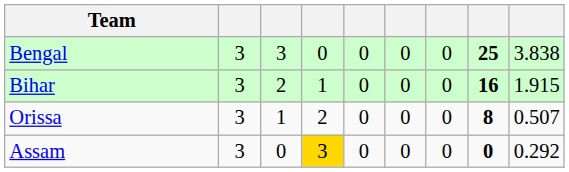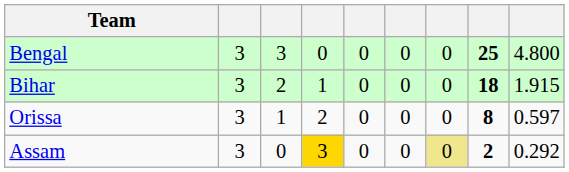(537, 53) 3.838 -> (537, 53) 4.800
(488, 85) 16 -> (488, 85) 18
(537, 118) 0.507 -> (537, 118) 0.597
(447, 150) no background -> (447, 150) khaki background
(488, 150) 0 -> (488, 150) 2
